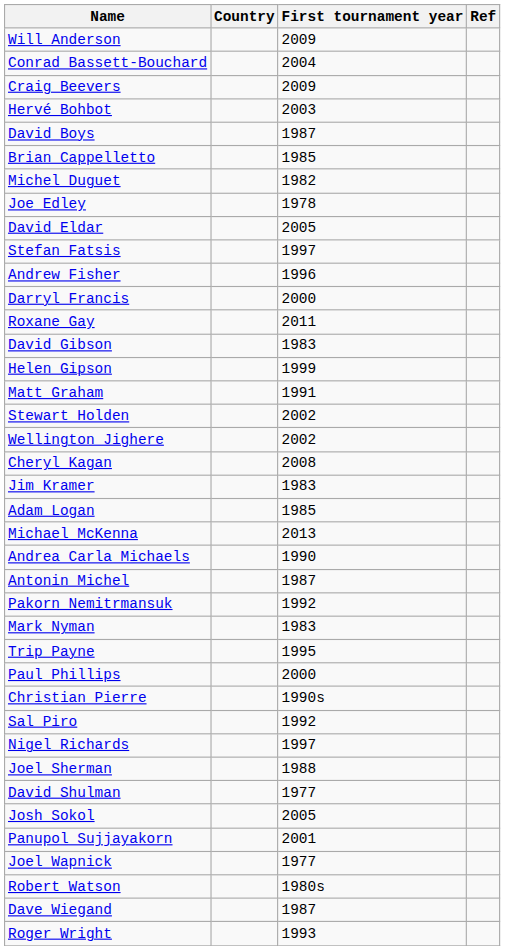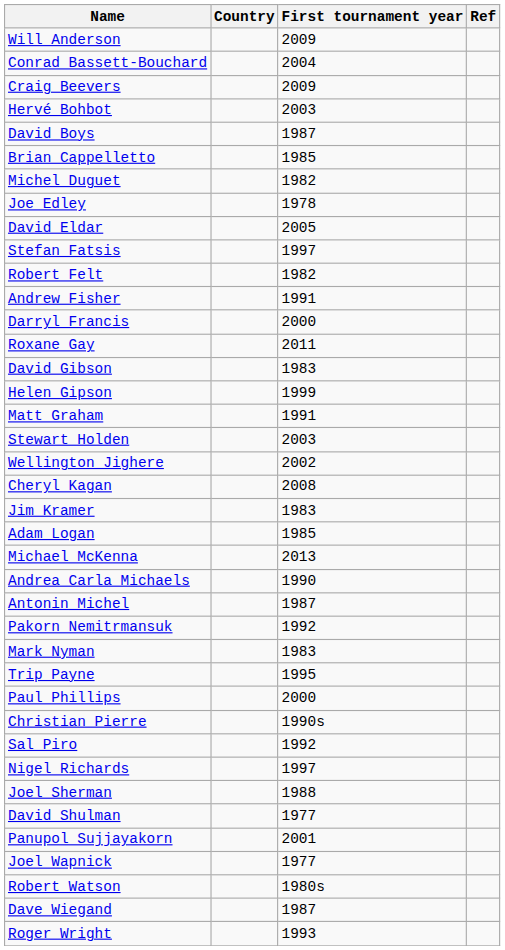+ row: (56, 275)
(299, 275) 1996 -> (299, 299) 1991
(299, 416) 2002 -> (299, 440) 2003
- row: (51, 816)
